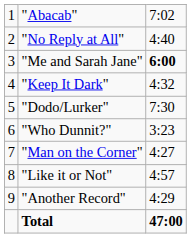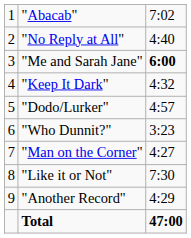(162, 107) 7:30 -> (162, 107) 4:57
(162, 175) 4:57 -> (162, 175) 7:30
